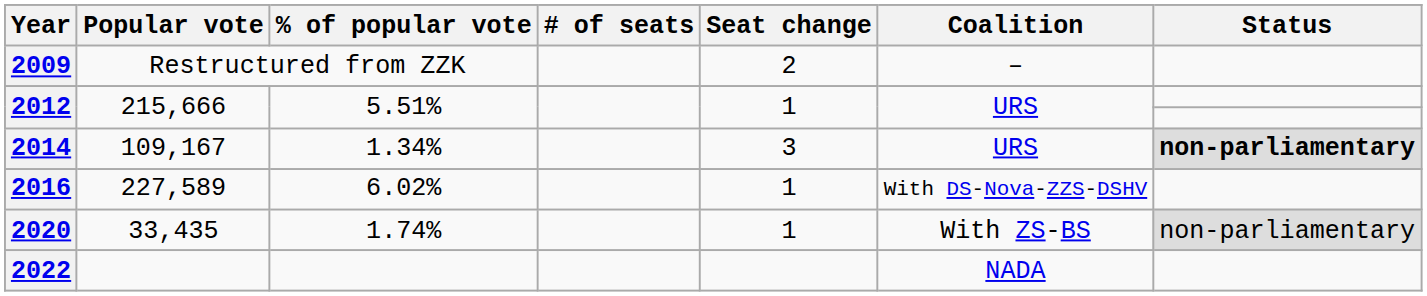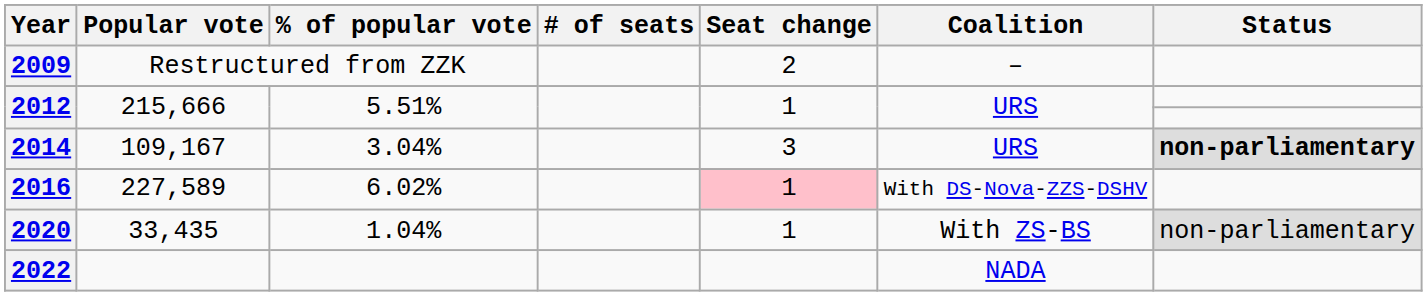(404, 148) 1.34% -> (404, 148) 3.04%
(789, 189) no background -> (789, 189) pink background
(404, 230) 1.74% -> (404, 230) 1.04%
